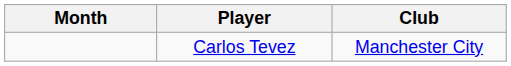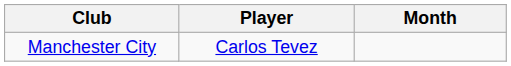columns swapped: (81, 18) <-> (419, 18)
